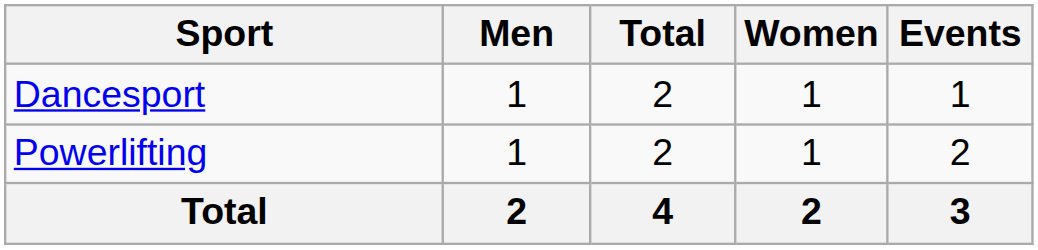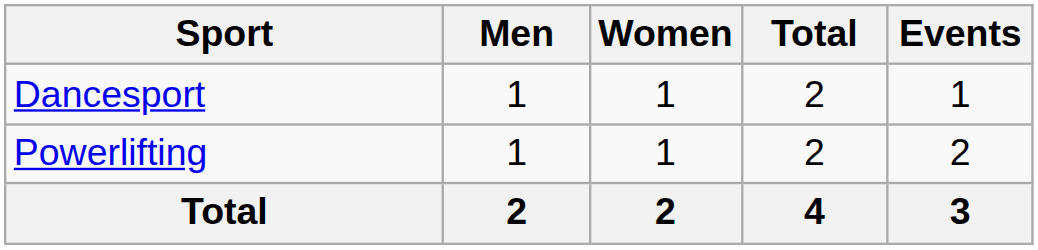columns swapped: (811, 34) <-> (663, 34)
